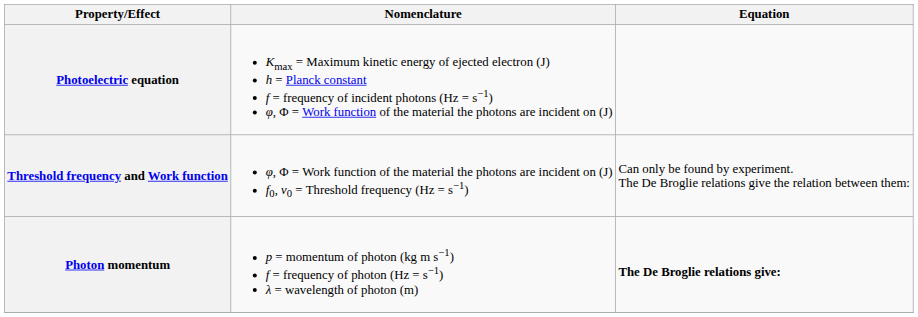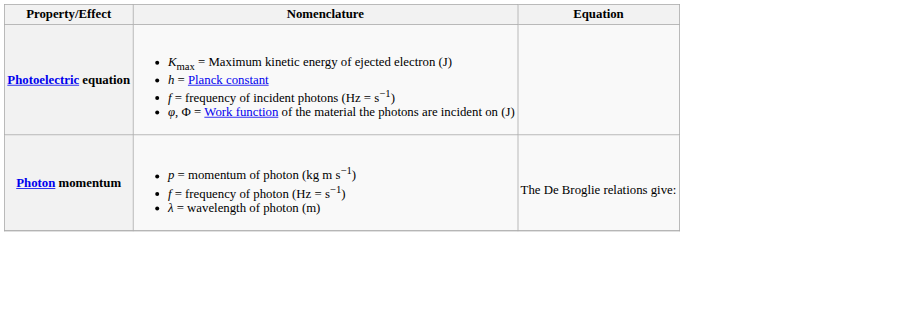- row: (118, 175)
(700, 271) bold -> (598, 190) normal
